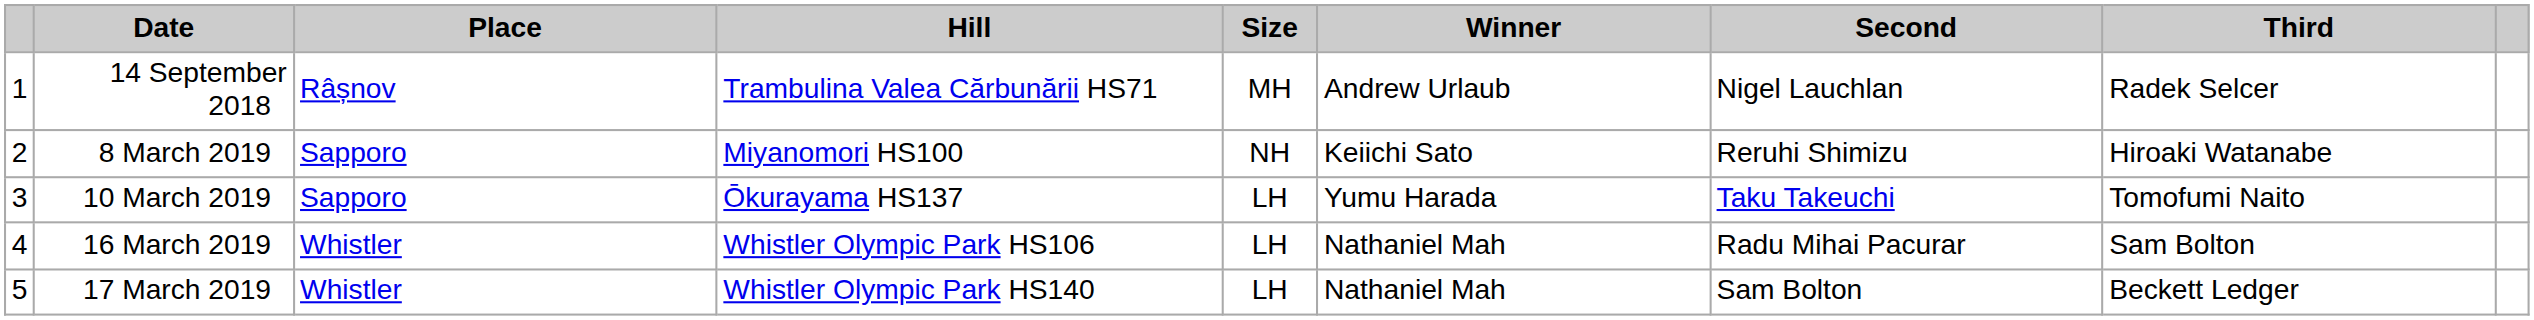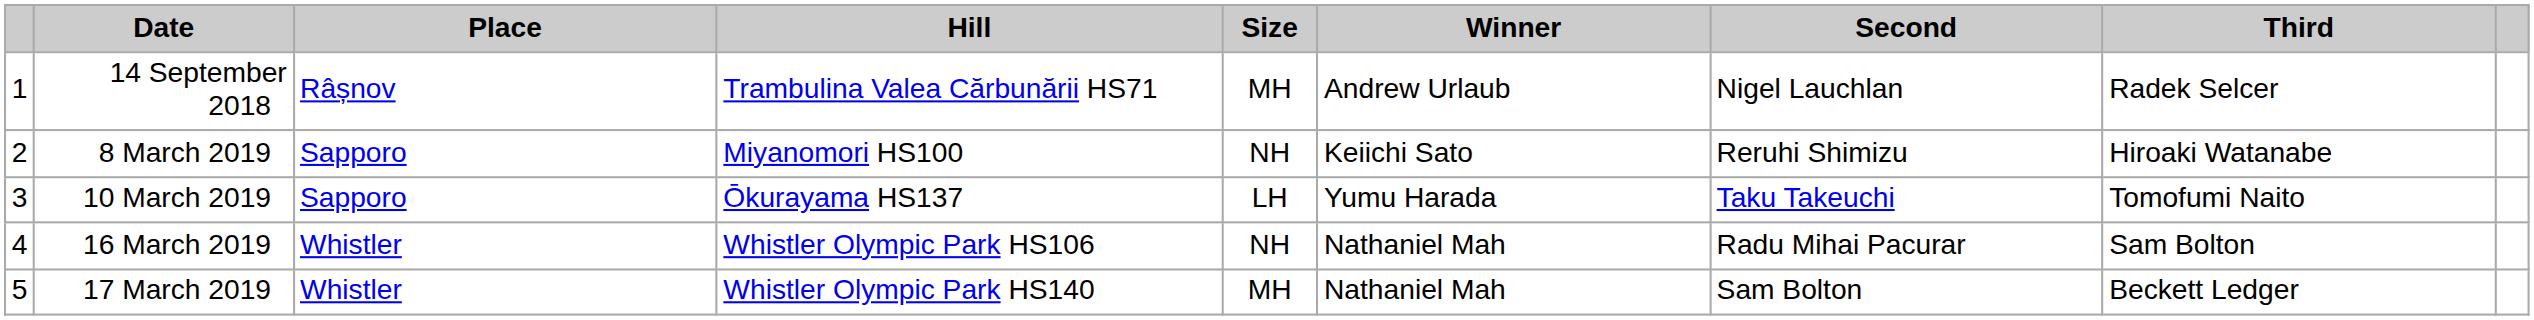(1270, 244) LH -> (1270, 244) NH
(1270, 290) LH -> (1270, 290) MH
